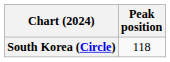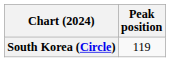(142, 47) 118 -> (142, 47) 119
